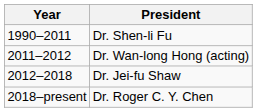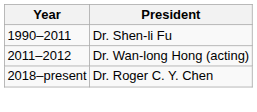- row: (137, 76)
